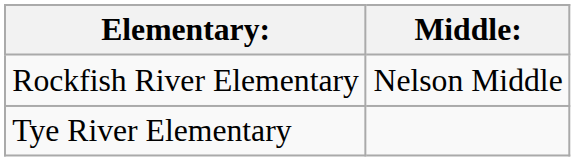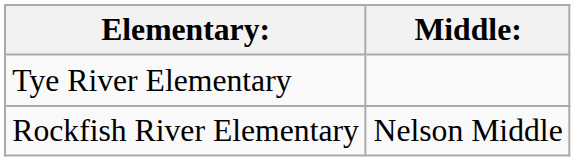rows swapped: (186, 79) <-> (152, 130)
